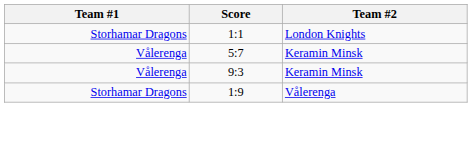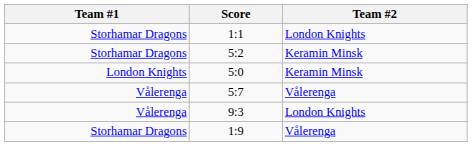+ row: (236, 53)
+ row: (236, 72)
(324, 53) Keramin Minsk -> (310, 92) Vålerenga
(324, 72) Keramin Minsk -> (325, 111) London Knights
